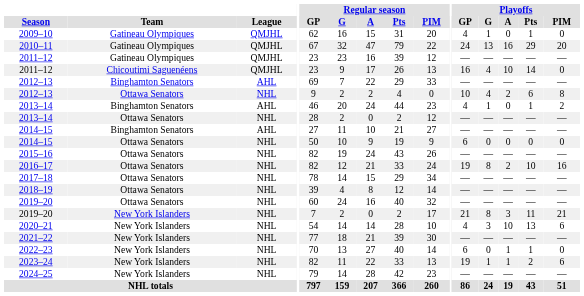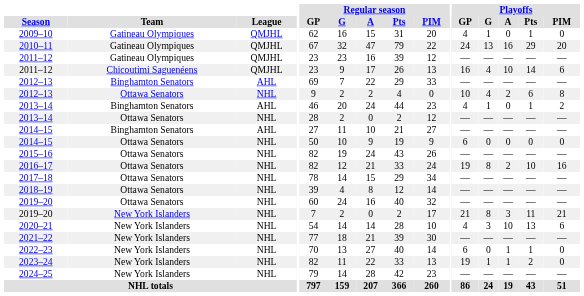(562, 70) 0 -> (562, 70) 6
(562, 262) 6 -> (562, 262) 0
